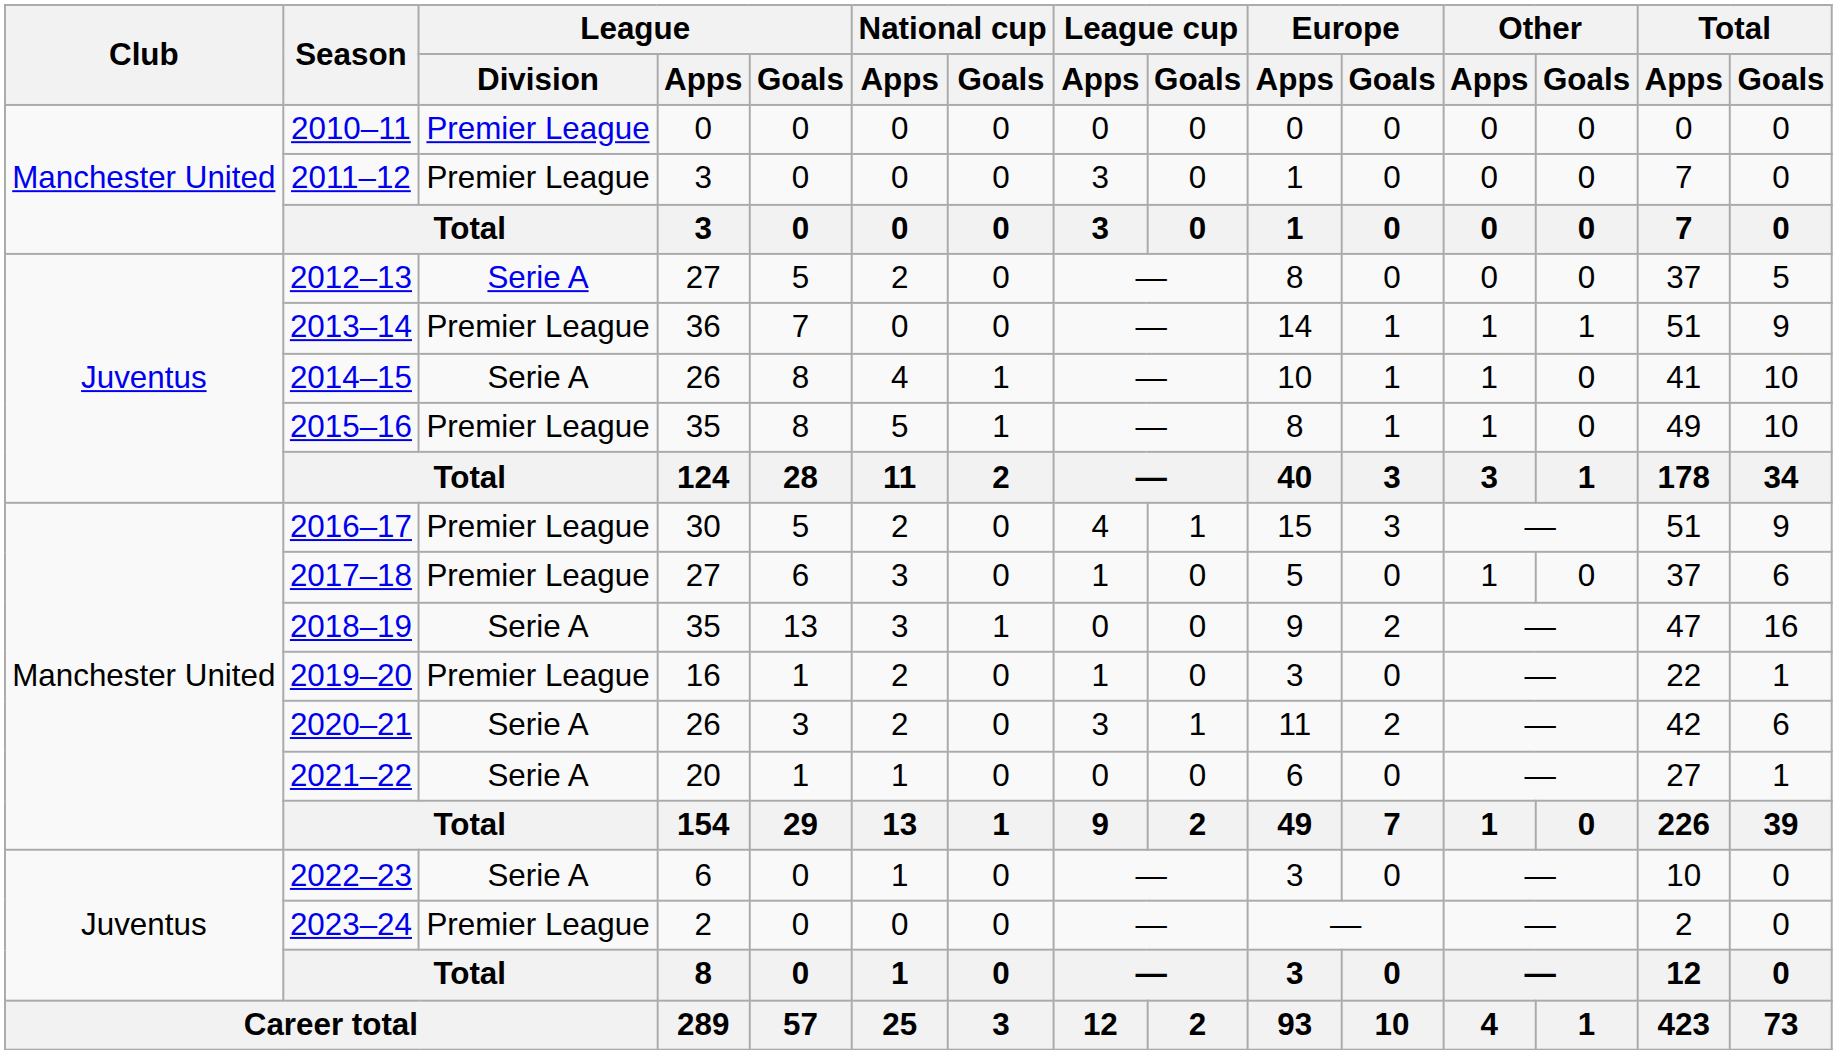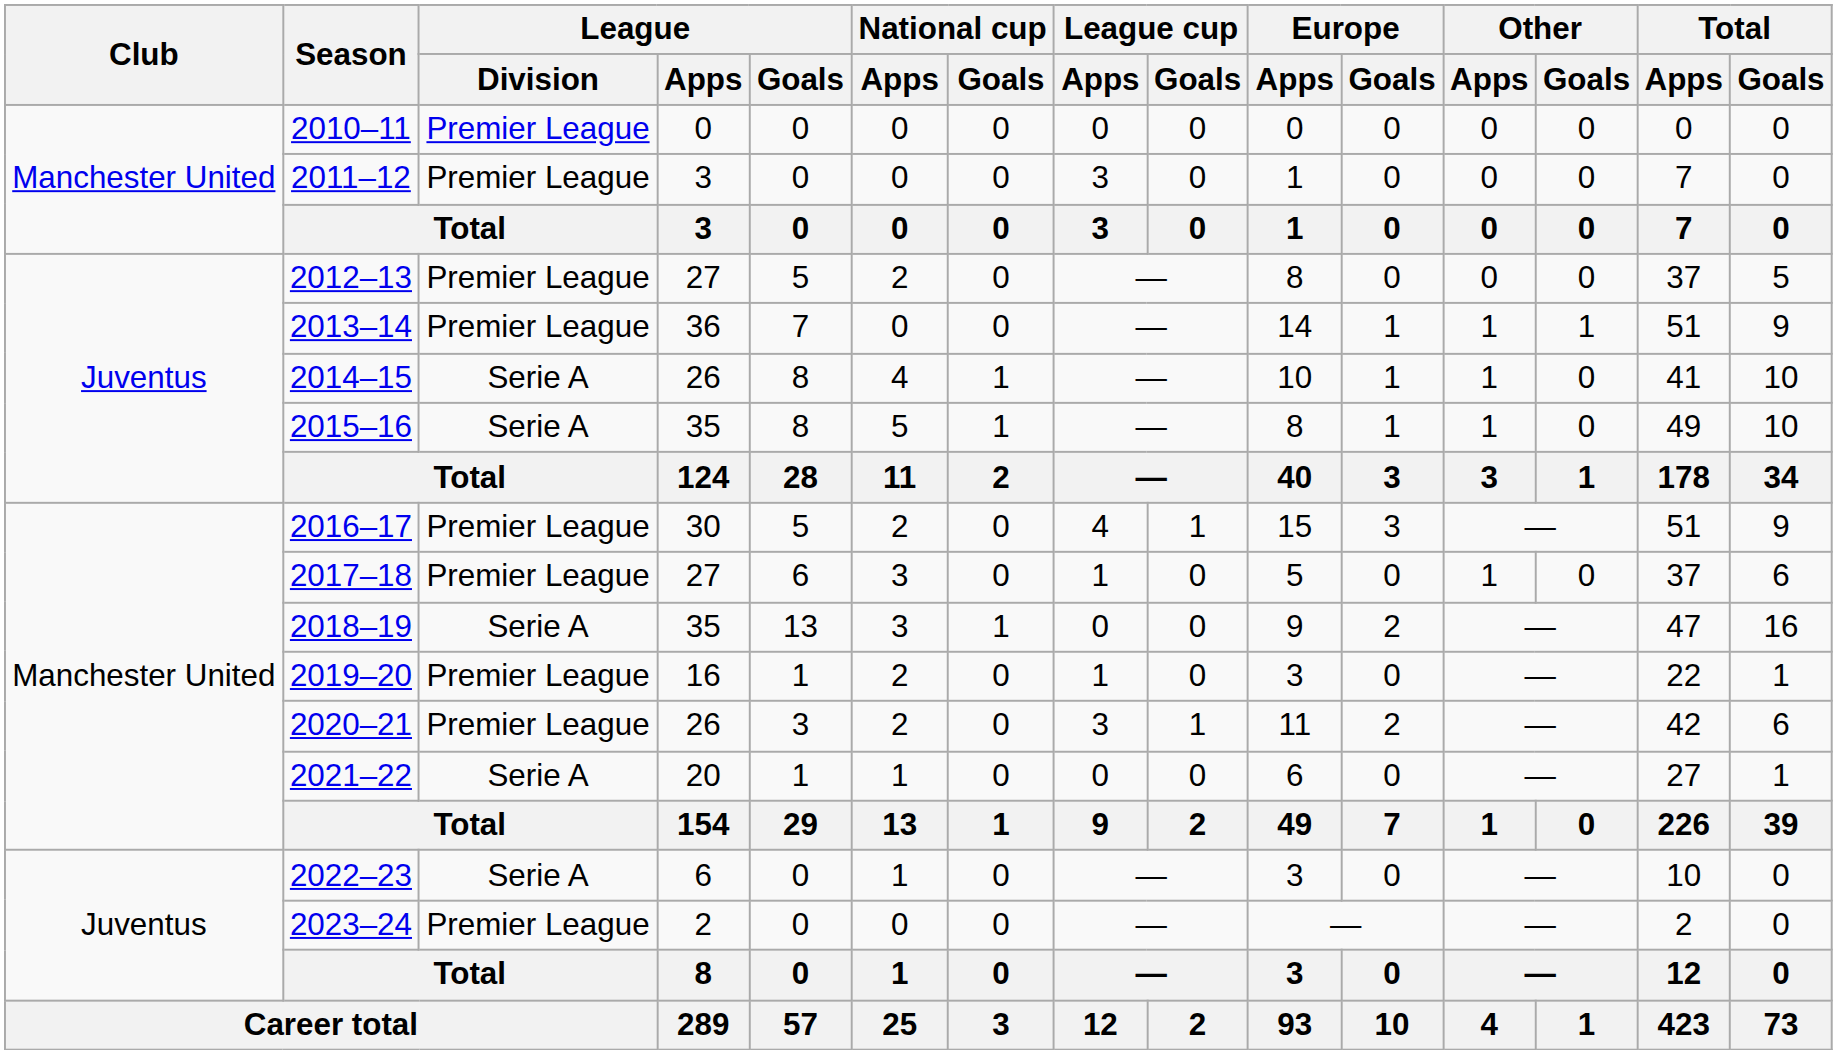(538, 278) Serie A -> (538, 278) Premier League
(538, 427) Premier League -> (538, 427) Serie A
(538, 725) Serie A -> (538, 725) Premier League
